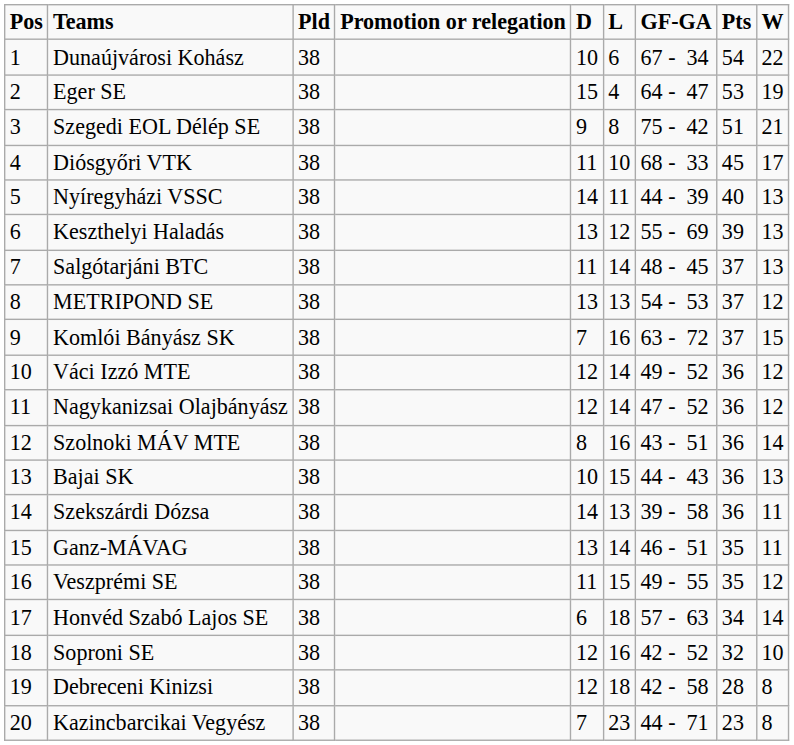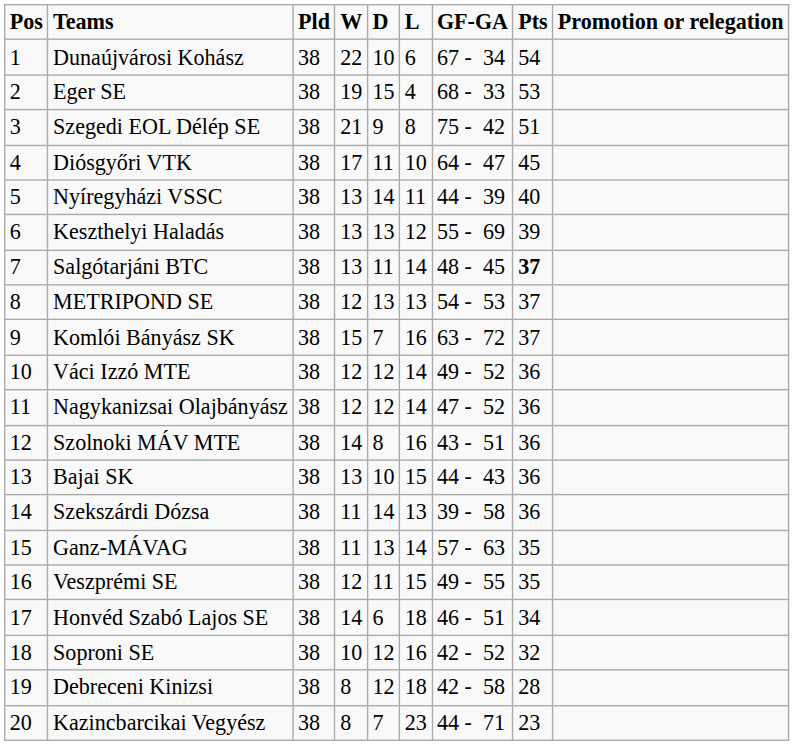columns swapped: (772, 22) <-> (453, 22)
(675, 92) 64 - 47 -> (471, 92) 68 - 33
(675, 162) 68 - 33 -> (471, 162) 64 - 47
(733, 267) normal -> (529, 267) bold
(675, 547) 46 - 51 -> (471, 547) 57 - 63
(675, 617) 57 - 63 -> (471, 617) 46 - 51
